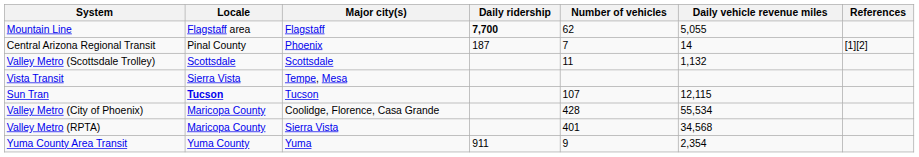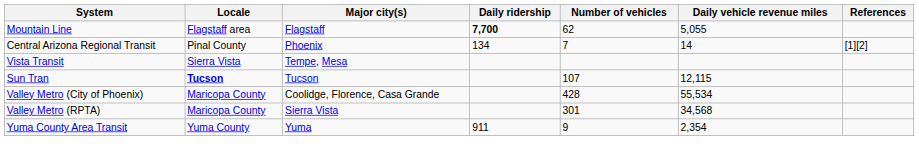(481, 46) 187 -> (481, 46) 134
- row: (81, 62)
(571, 128) 401 -> (571, 111) 301
